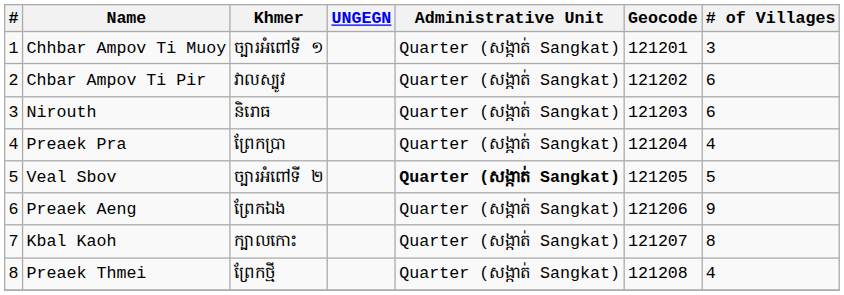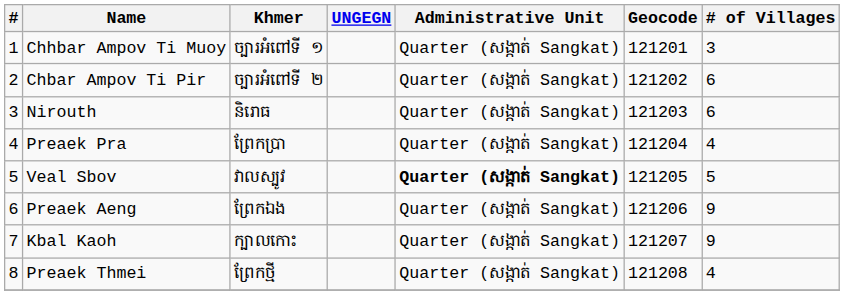(260, 80) វាលស្បូវ -> (279, 80) ច្បារអំពៅទី ២
(279, 177) ច្បារអំពៅទី ២ -> (260, 177) វាលស្បូវ
(711, 241) 8 -> (711, 241) 9
